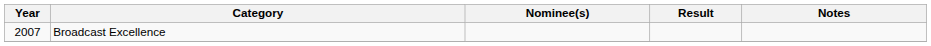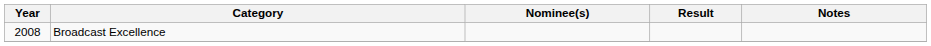(27, 32) 2007 -> (27, 32) 2008
